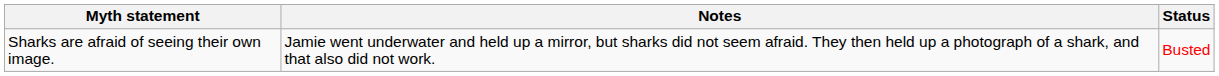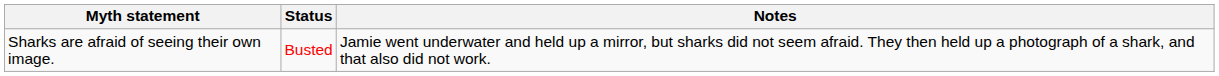columns swapped: (1186, 16) <-> (720, 16)
